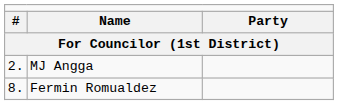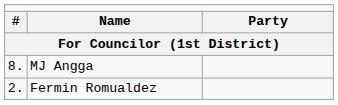(16, 66) 2. -> (16, 66) 8.
(16, 88) 8. -> (16, 88) 2.
